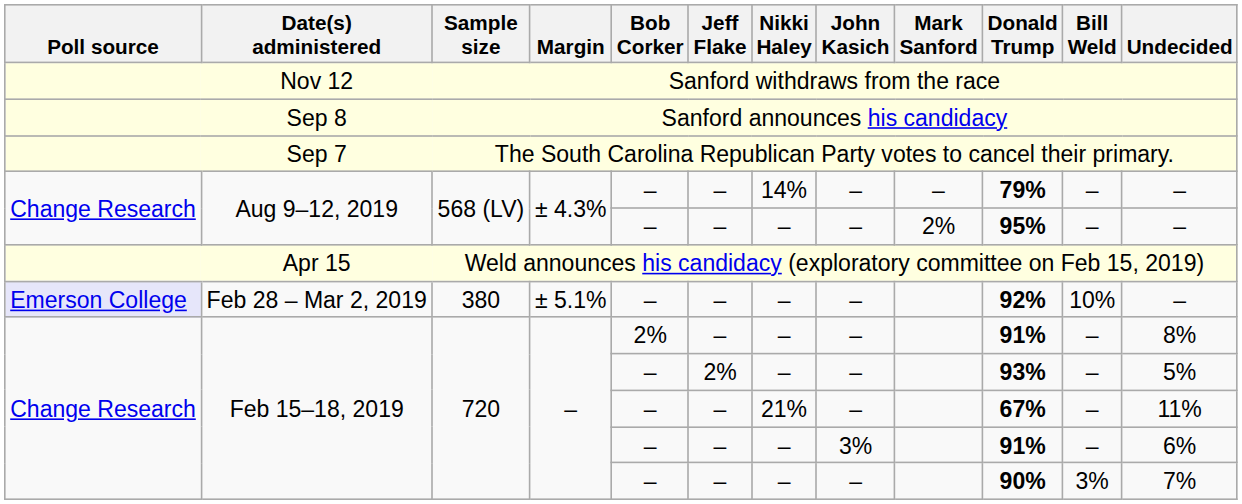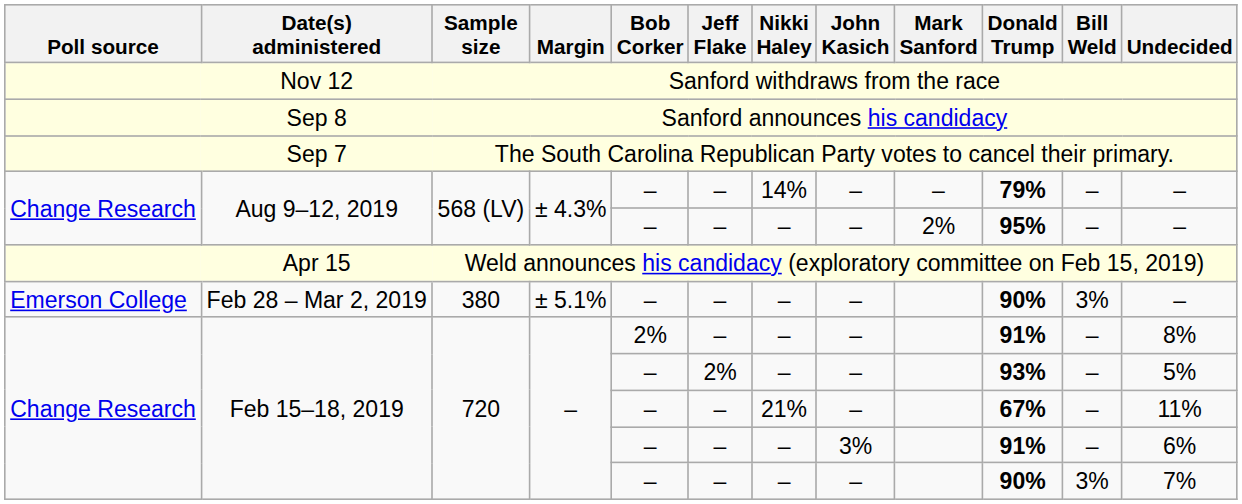(99, 300) lavender background -> (99, 300) no background
(1023, 300) 92% -> (1023, 300) 90%
(1092, 300) 10% -> (1092, 300) 3%
